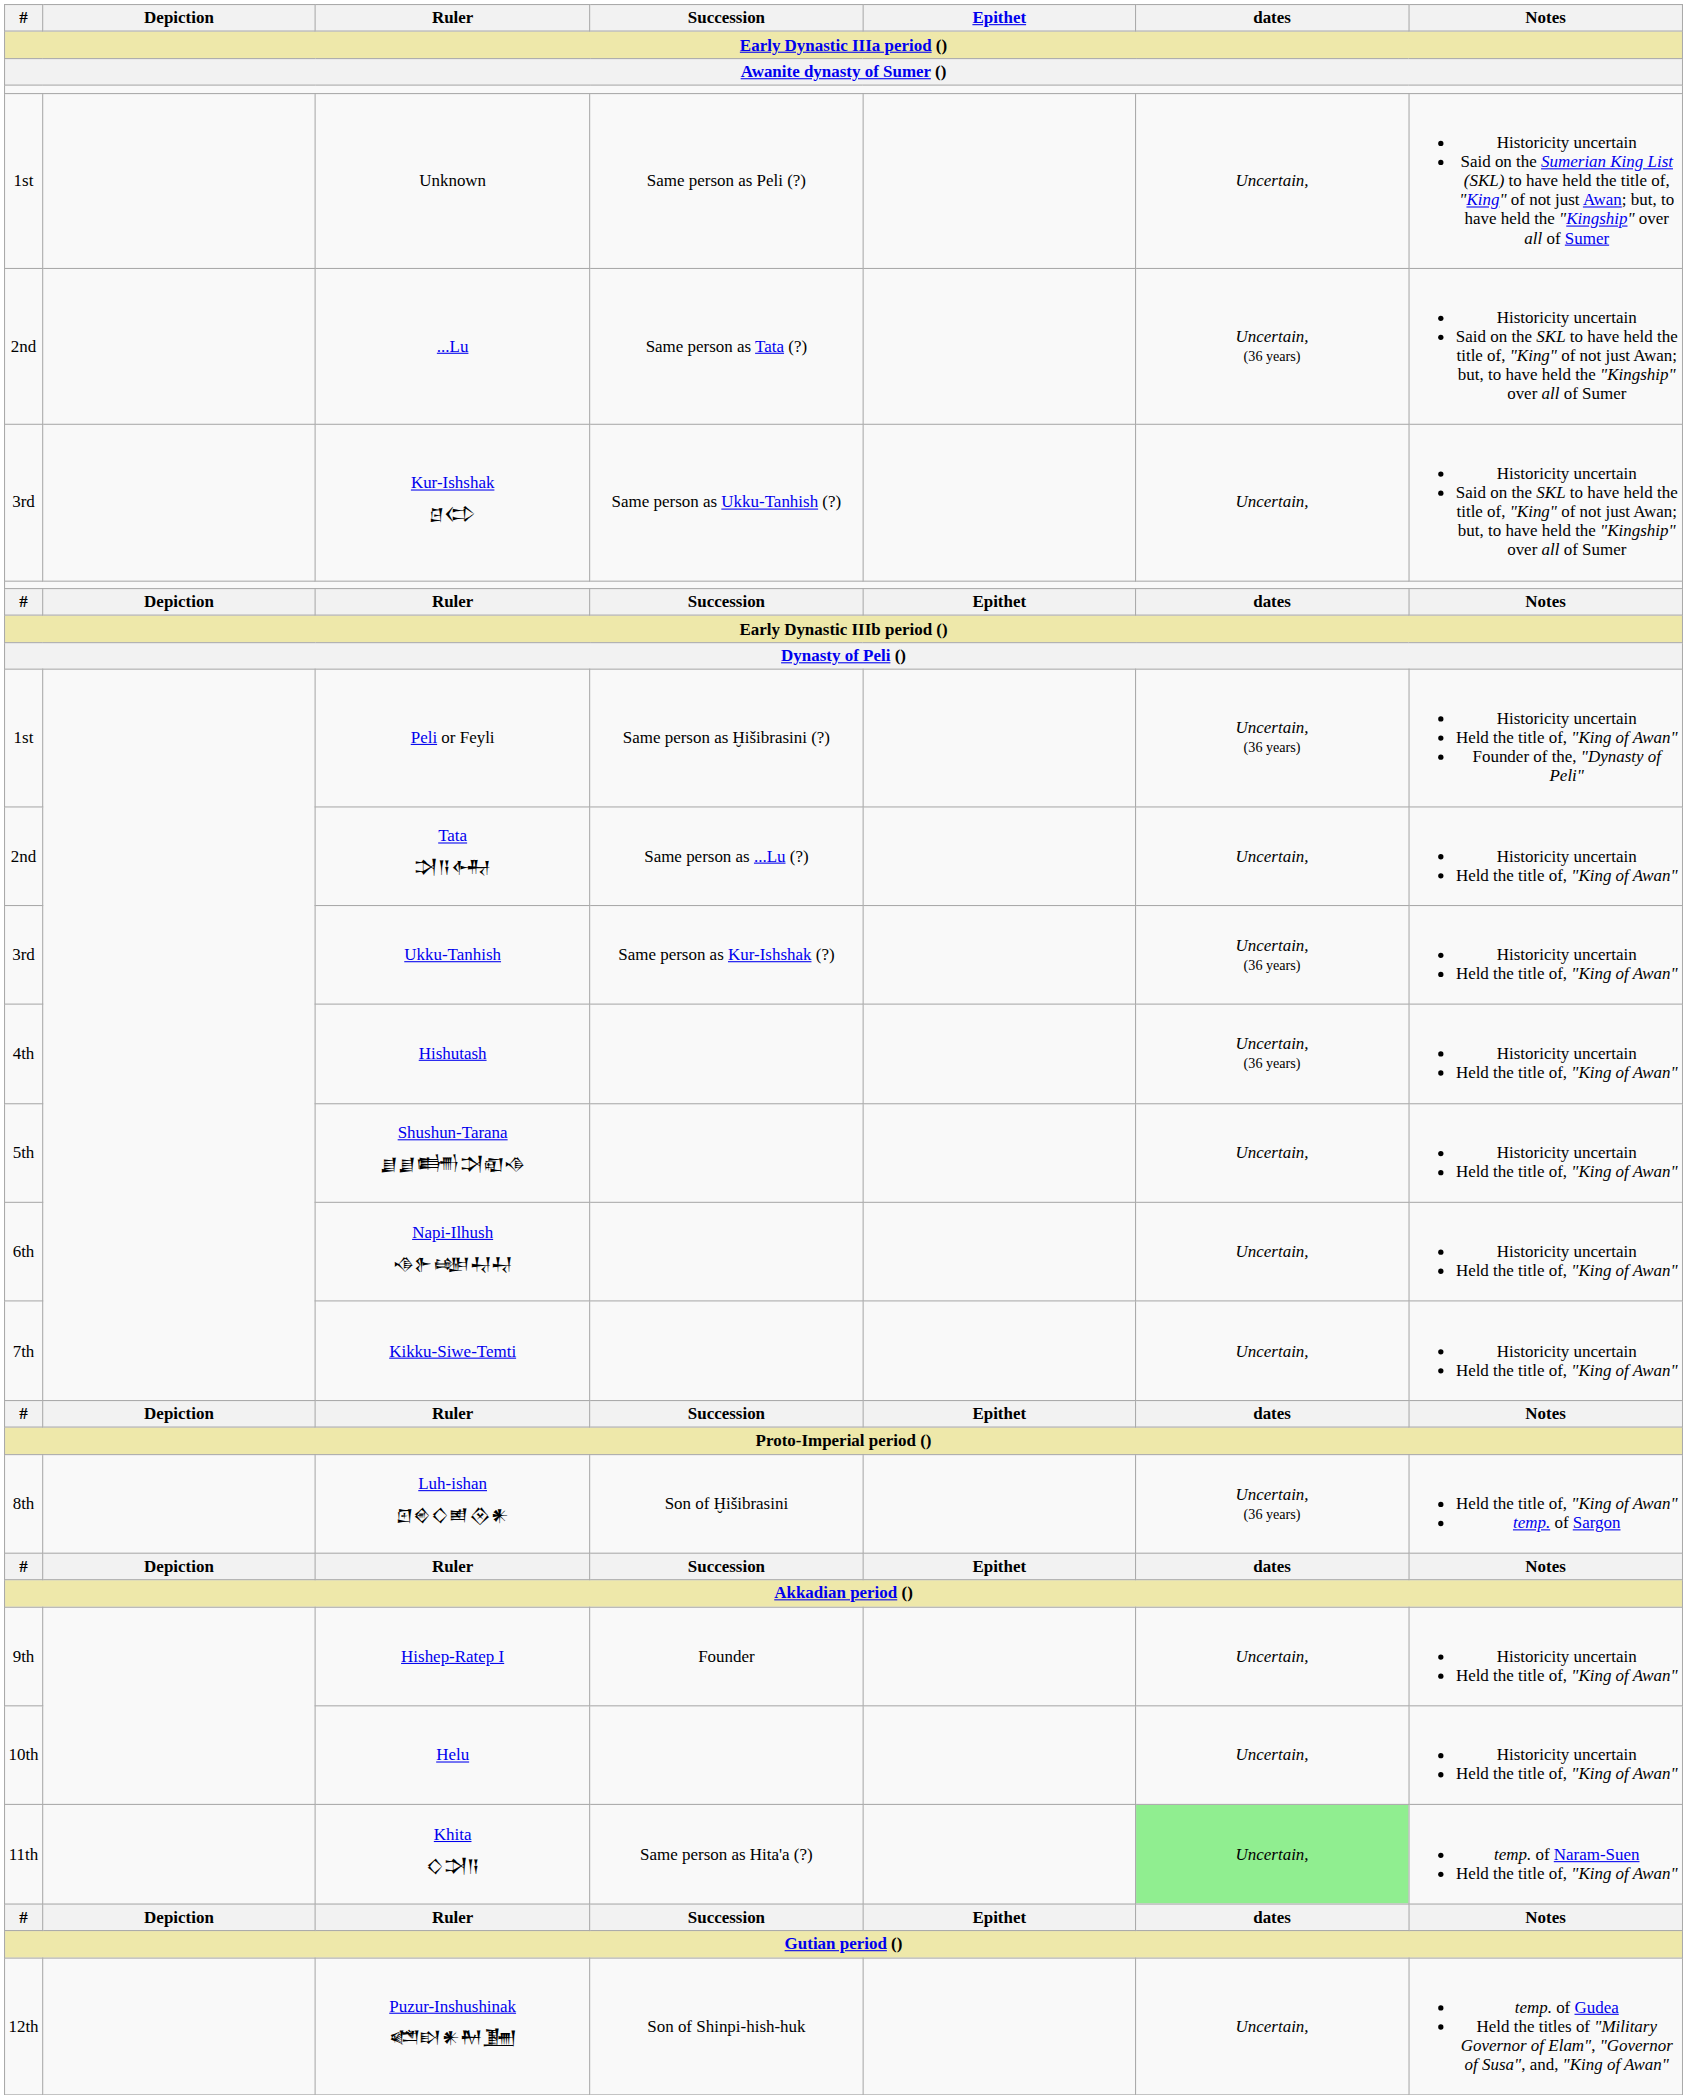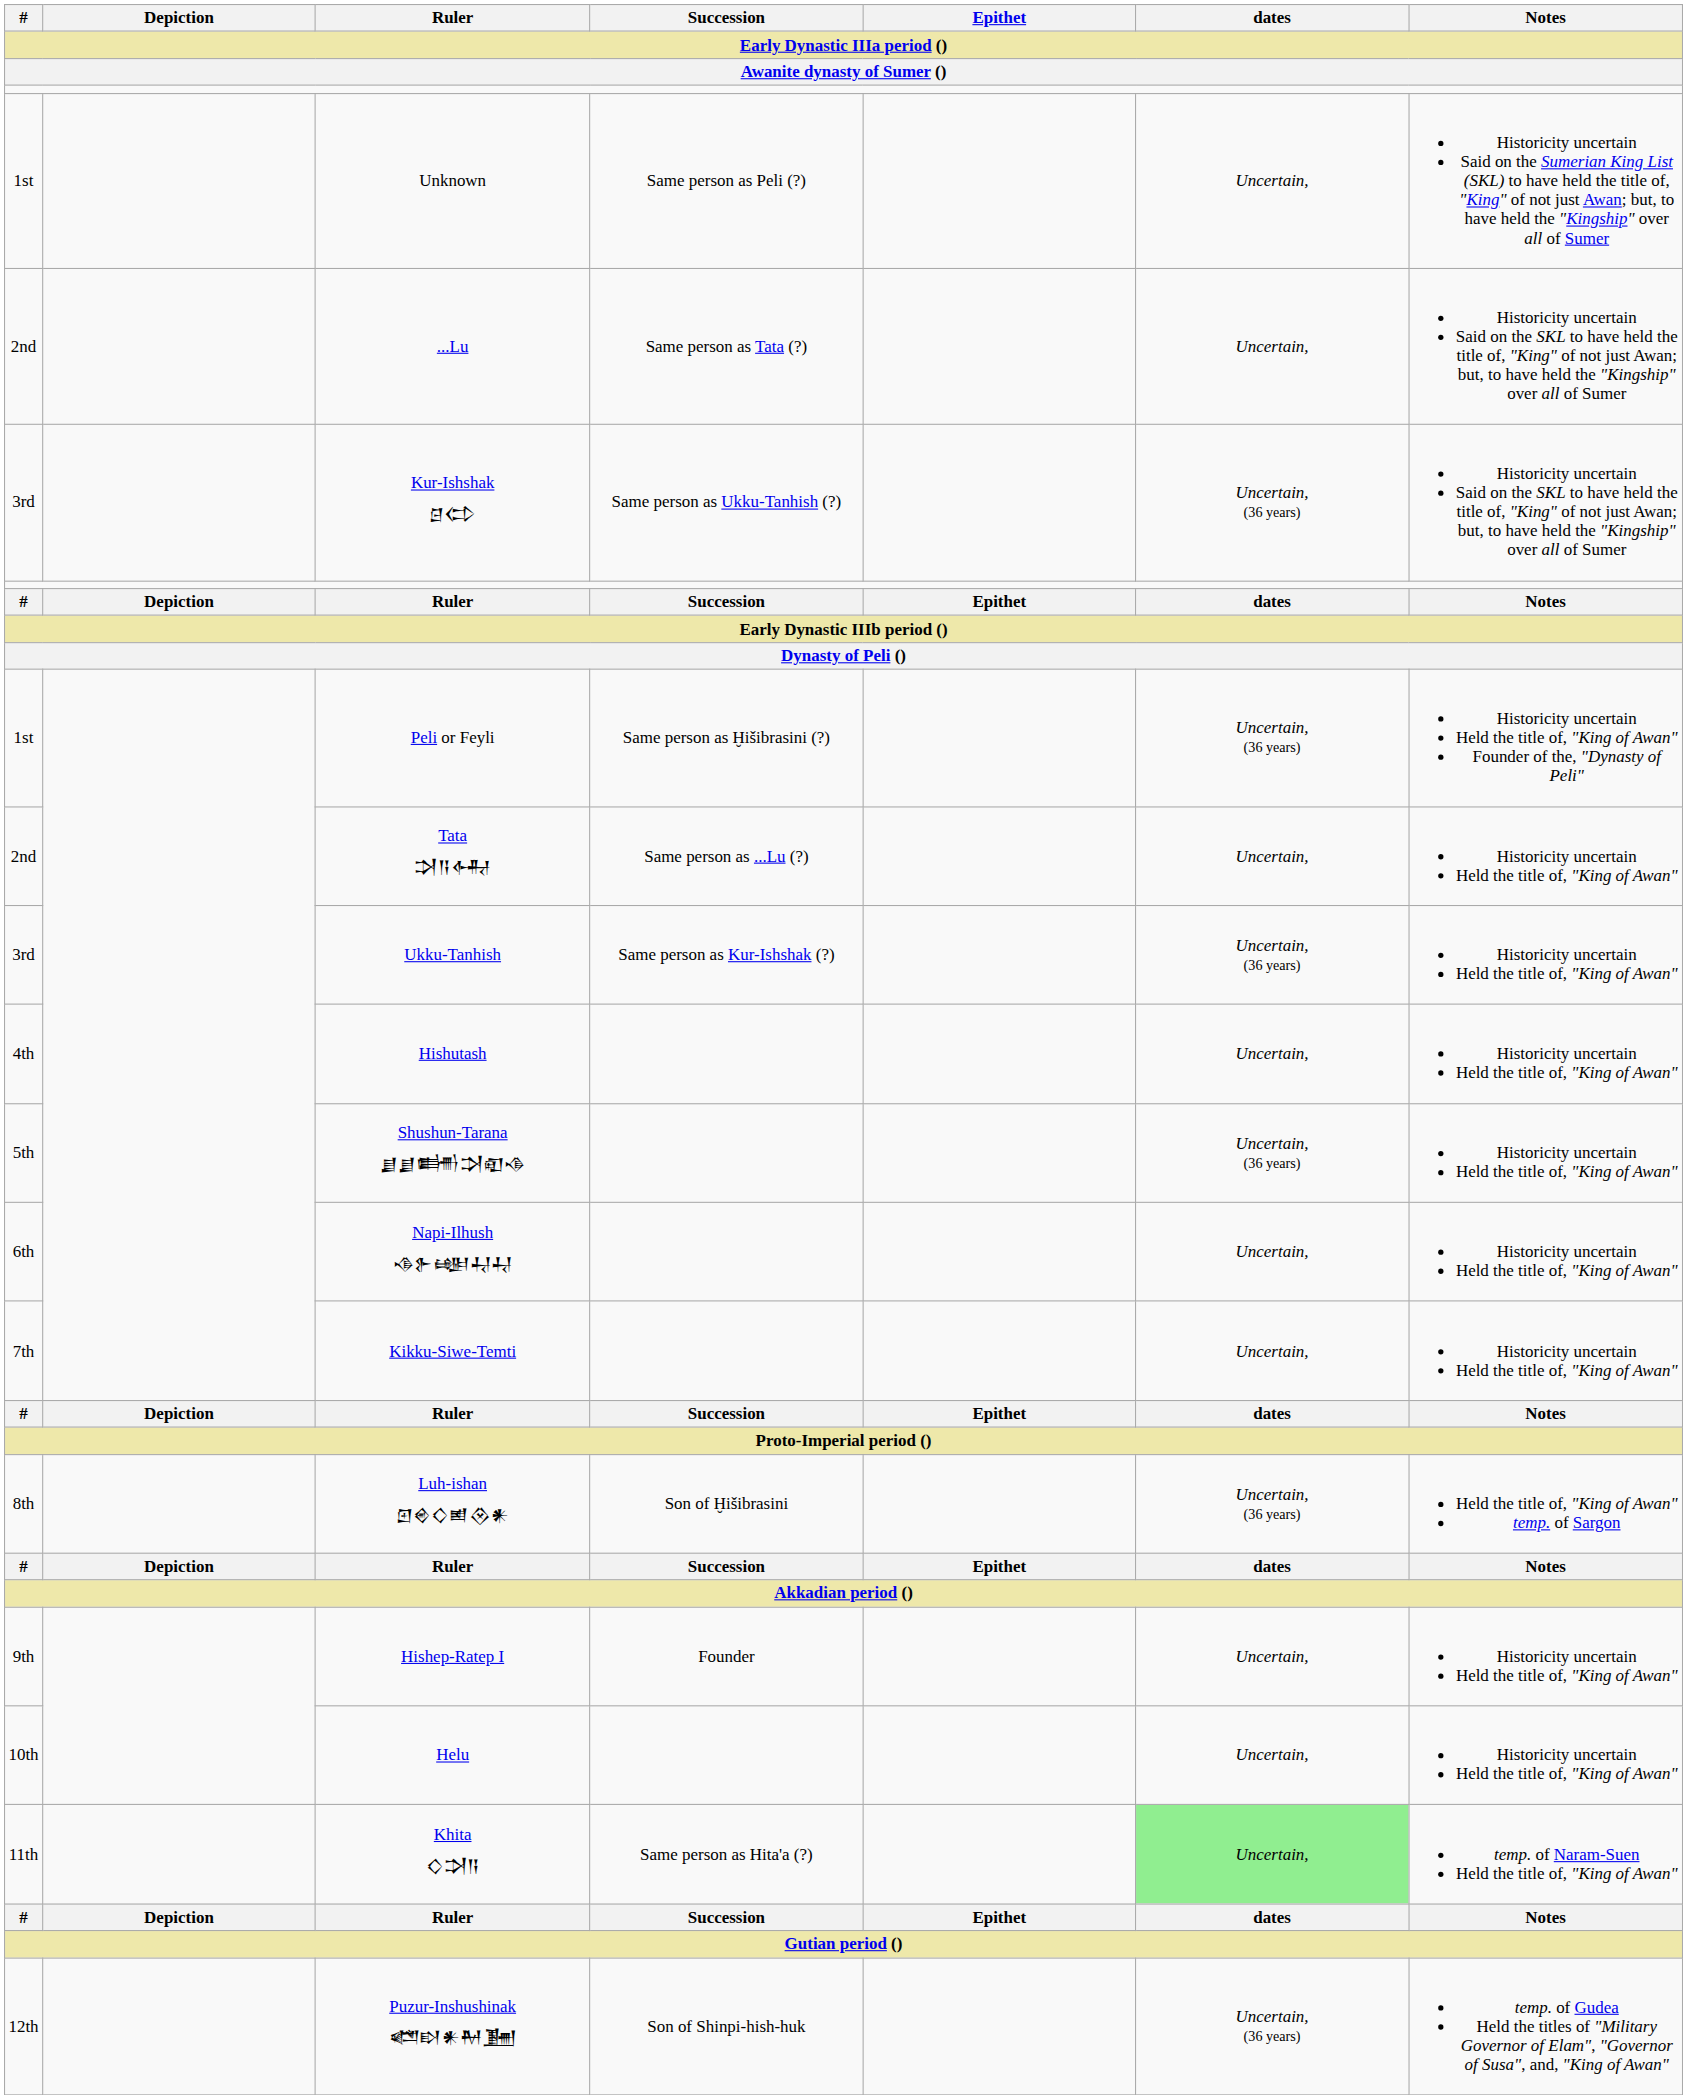(1272, 346) Uncertain, (36 years) -> (1272, 346) Uncertain,
(1272, 502) Uncertain, -> (1272, 502) Uncertain, (36 years)
(1272, 1053) Uncertain, (36 years) -> (1272, 1053) Uncertain,
(1272, 1152) Uncertain, -> (1272, 1152) Uncertain, (36 years)
(1272, 2026) Uncertain, -> (1272, 2026) Uncertain, (36 years)
